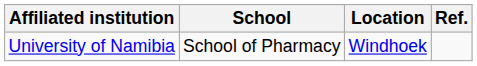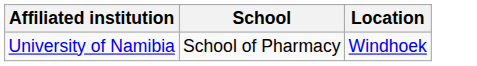- column: (452, 18)
